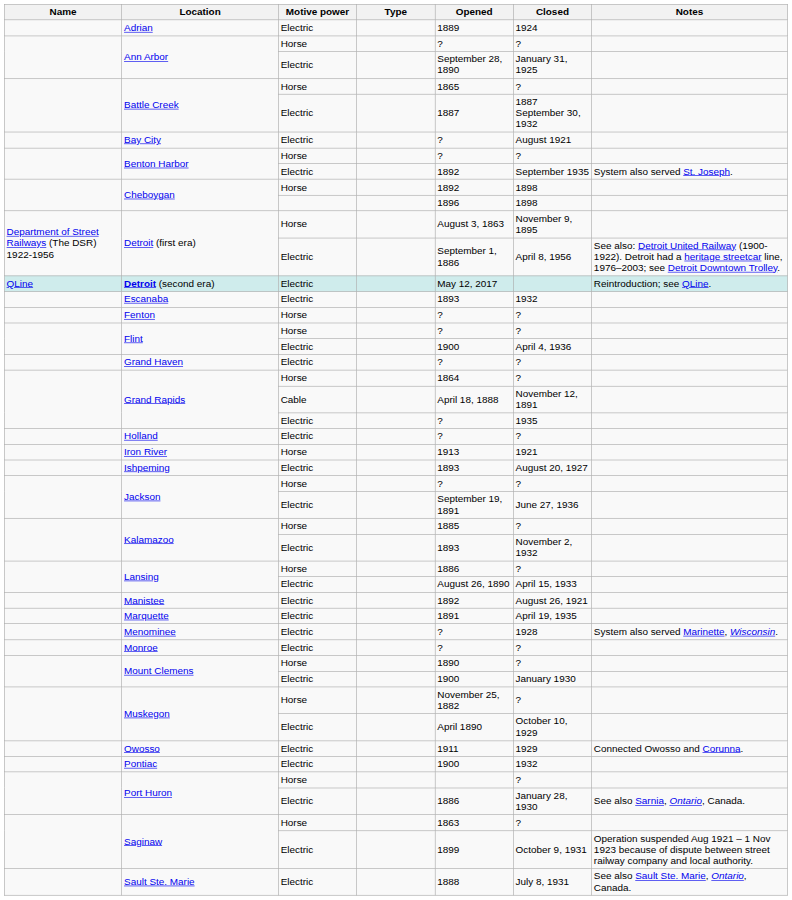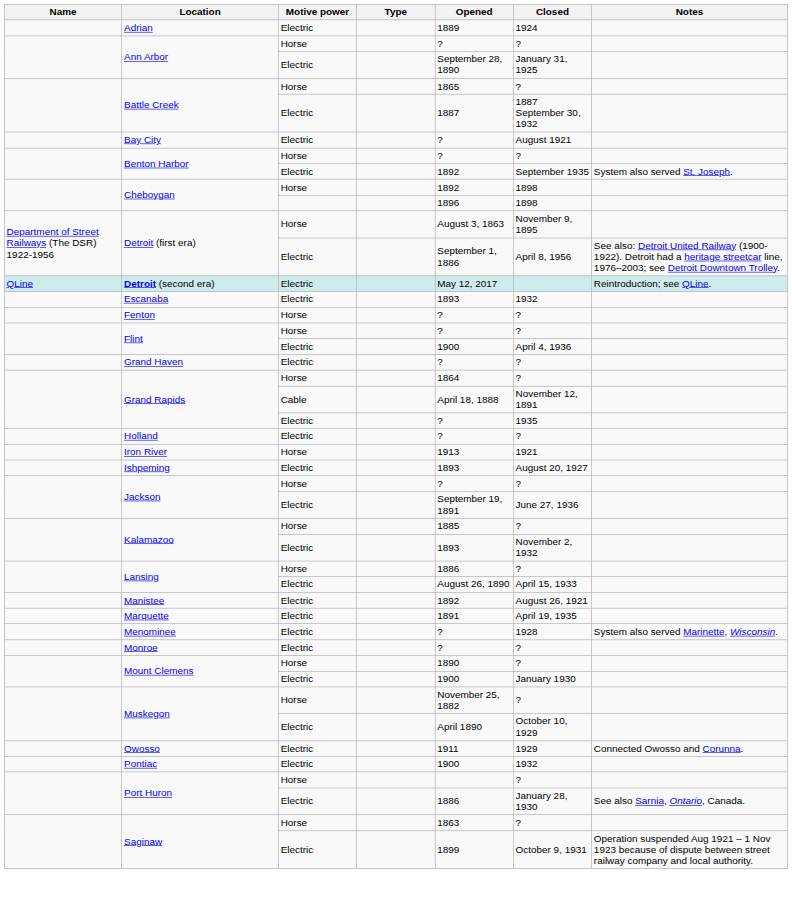- row: (159, 882)
